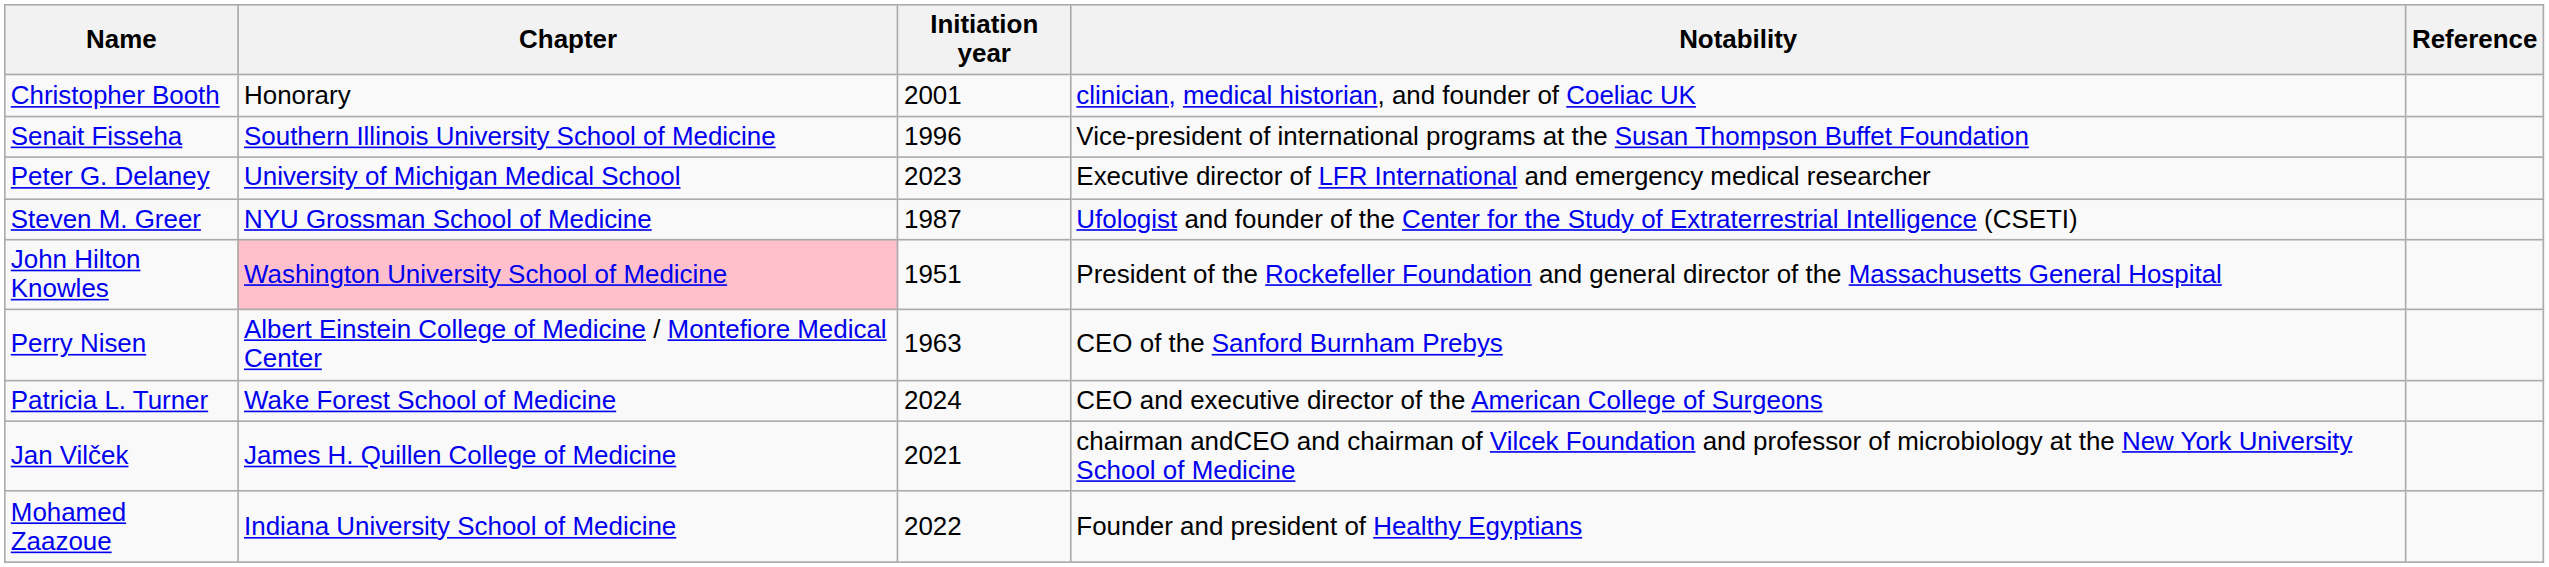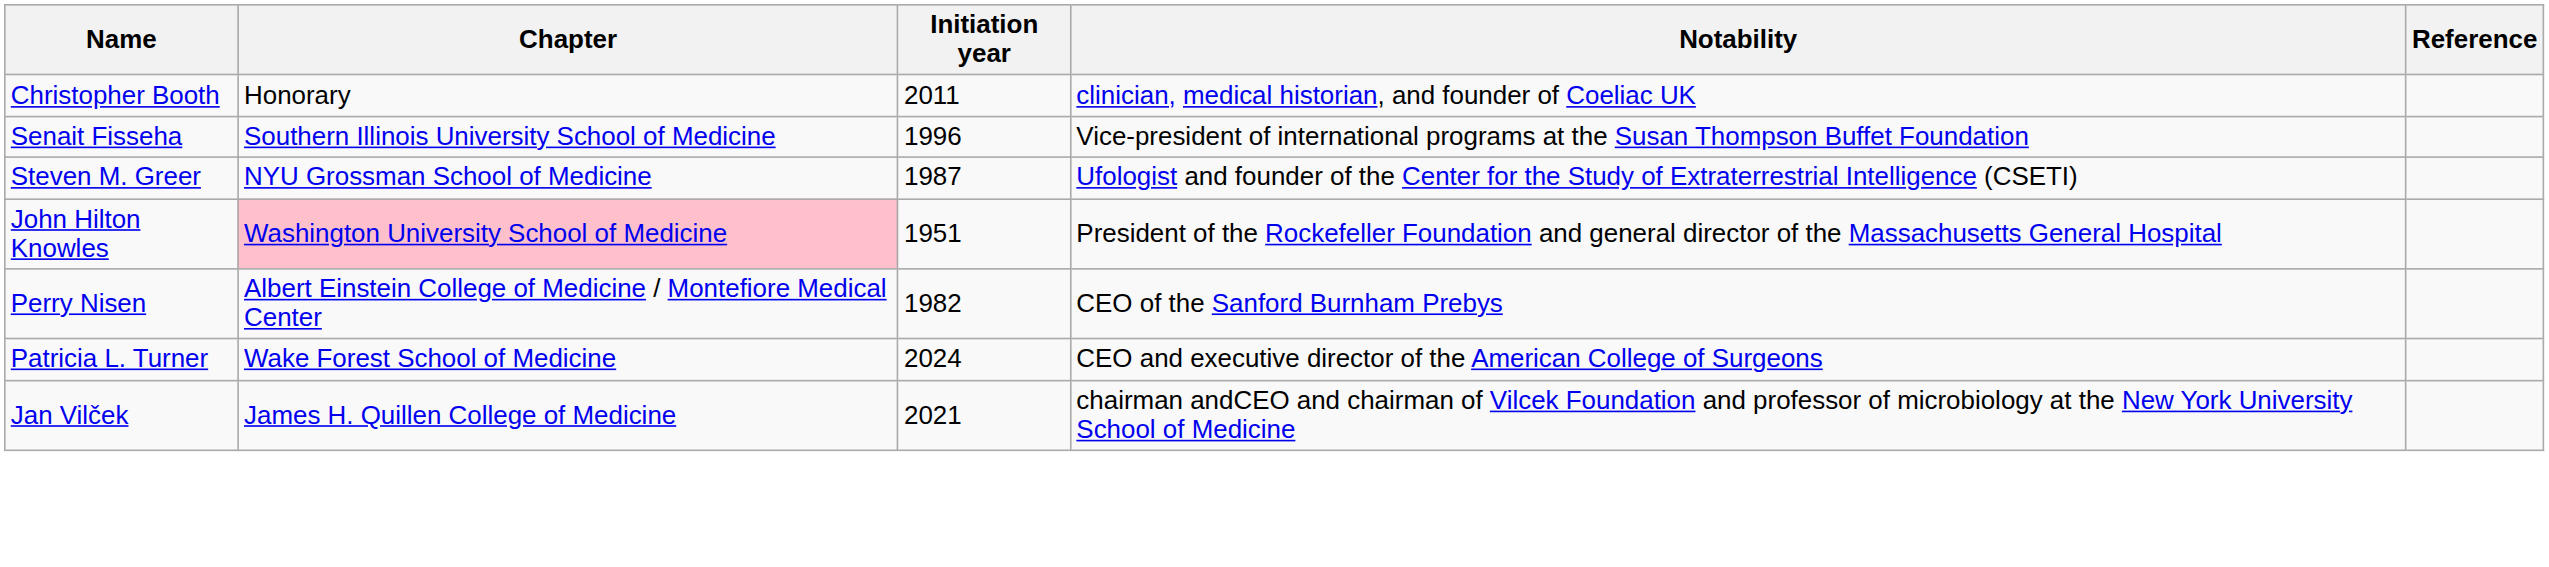(933, 95) 2001 -> (932, 95) 2011
- row: (110, 177)
(933, 344) 1963 -> (933, 303) 1982
- row: (68, 526)
